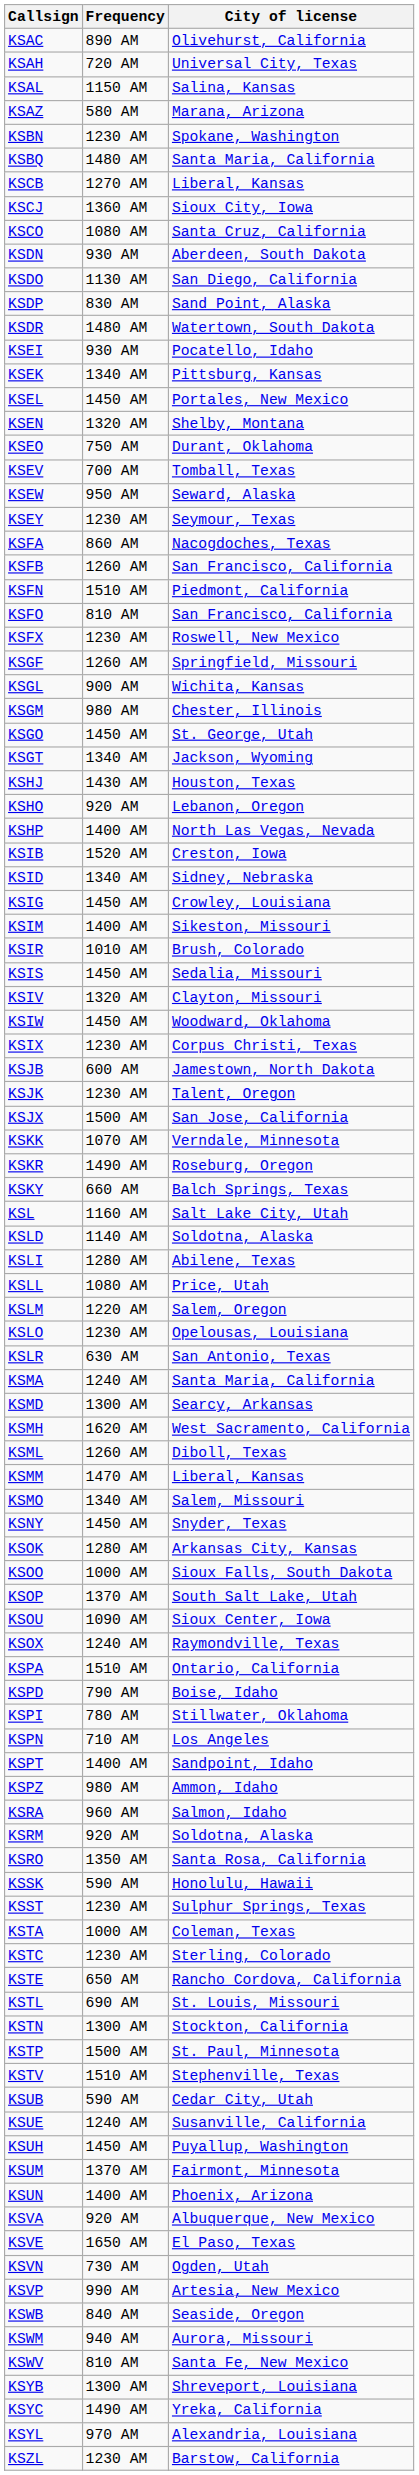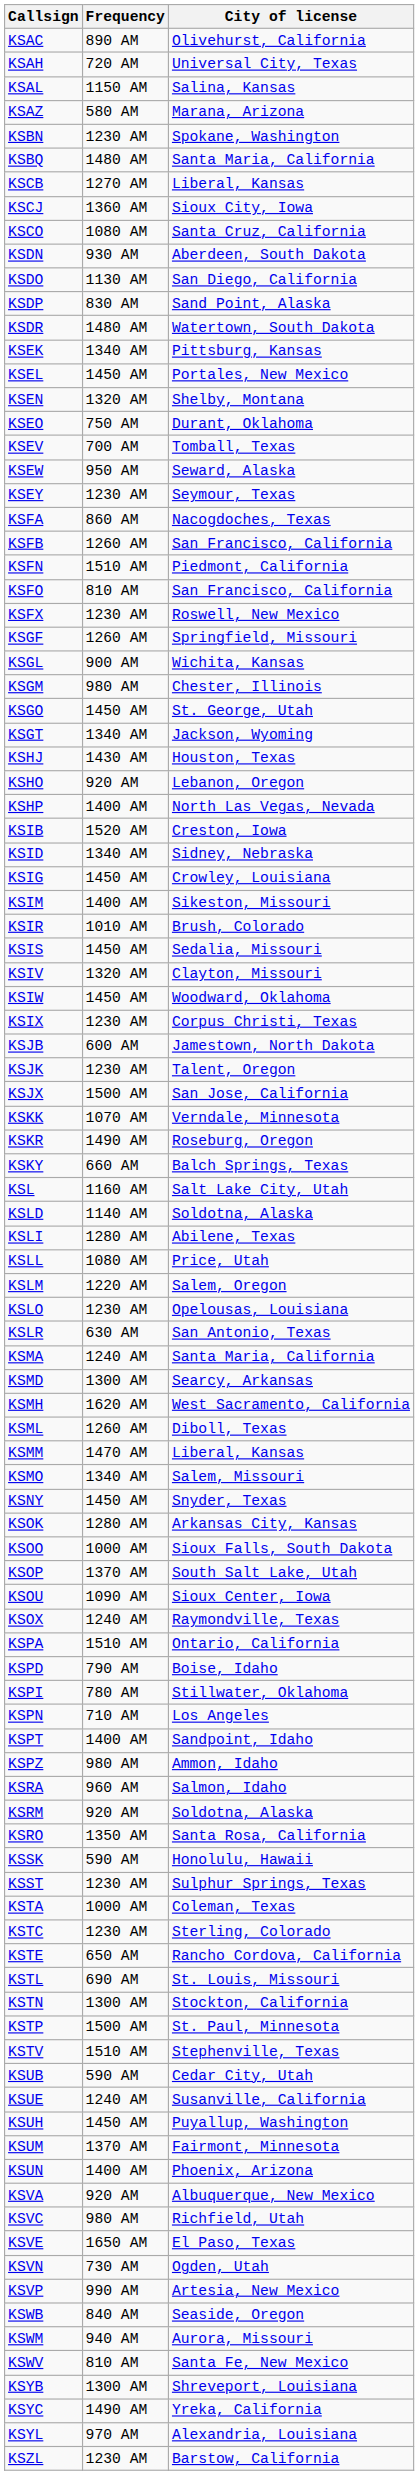- row: (26, 352)
+ row: (26, 2219)
